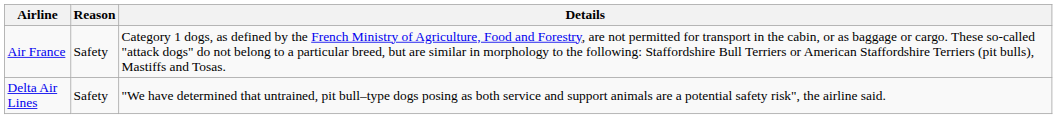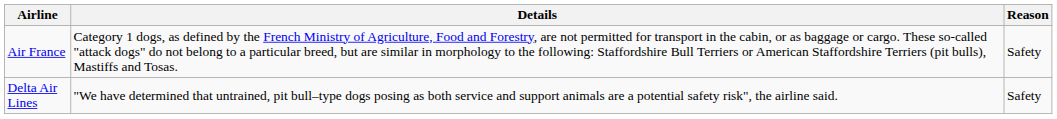columns swapped: (94, 15) <-> (585, 15)
